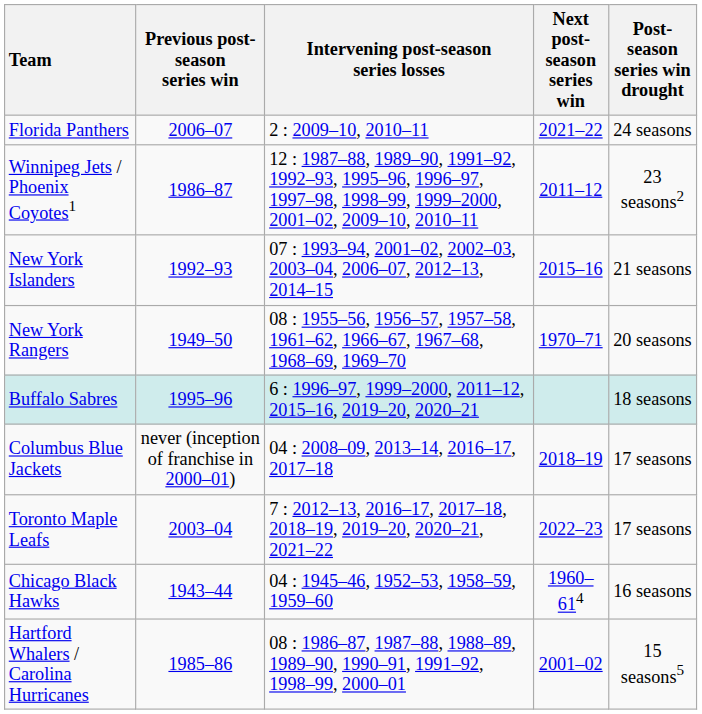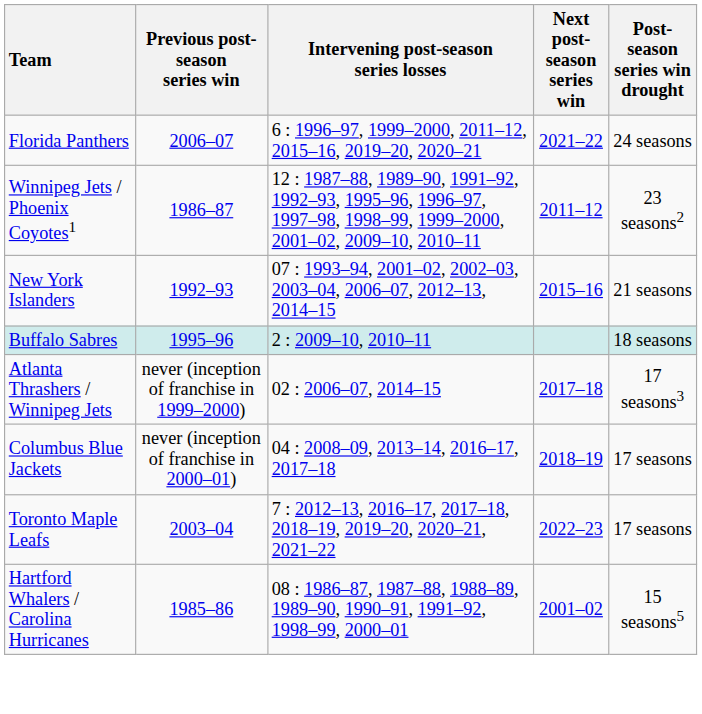(349, 129) 2 : 2009–10, 2010–11 -> (399, 140) 6 : 1996–97, 1999–2000, 2011–12, 2015–16, 2019–20, 2020–21
- row: (46, 339)
(397, 399) 6 : 1996–97, 1999–2000, 2011–12, 2015–16, 2019–20, 2020–21 -> (351, 339) 2 : 2009–10, 2010–11
+ row: (60, 389)
- row: (63, 591)
